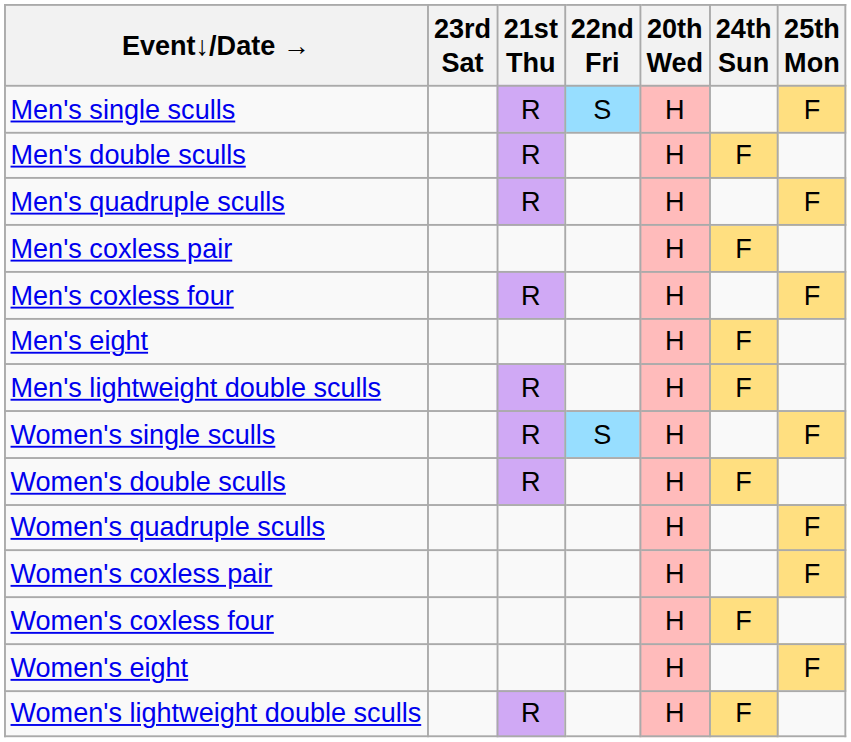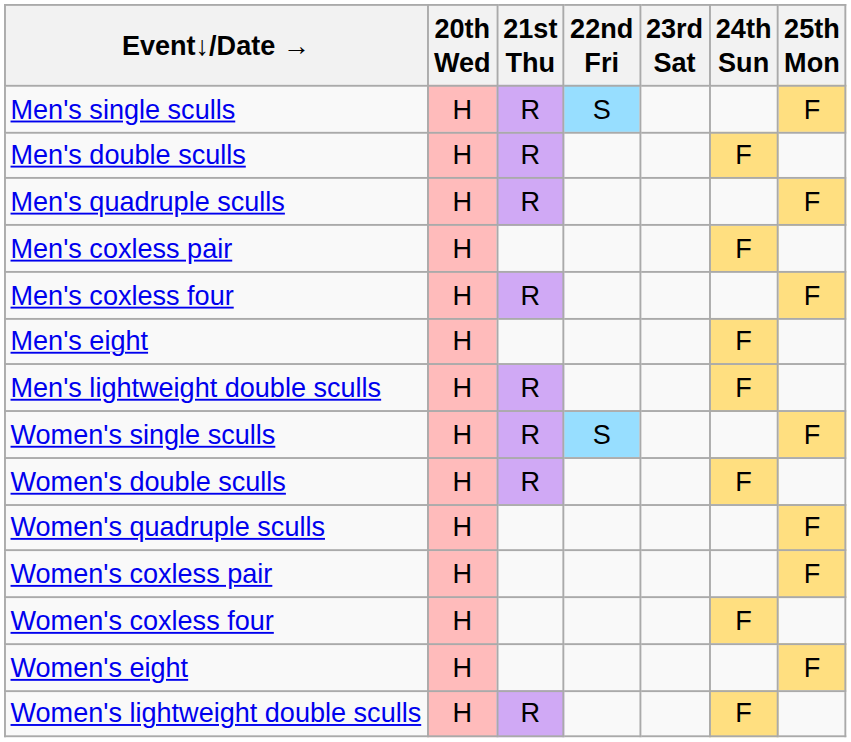columns swapped: (675, 45) <-> (462, 45)
